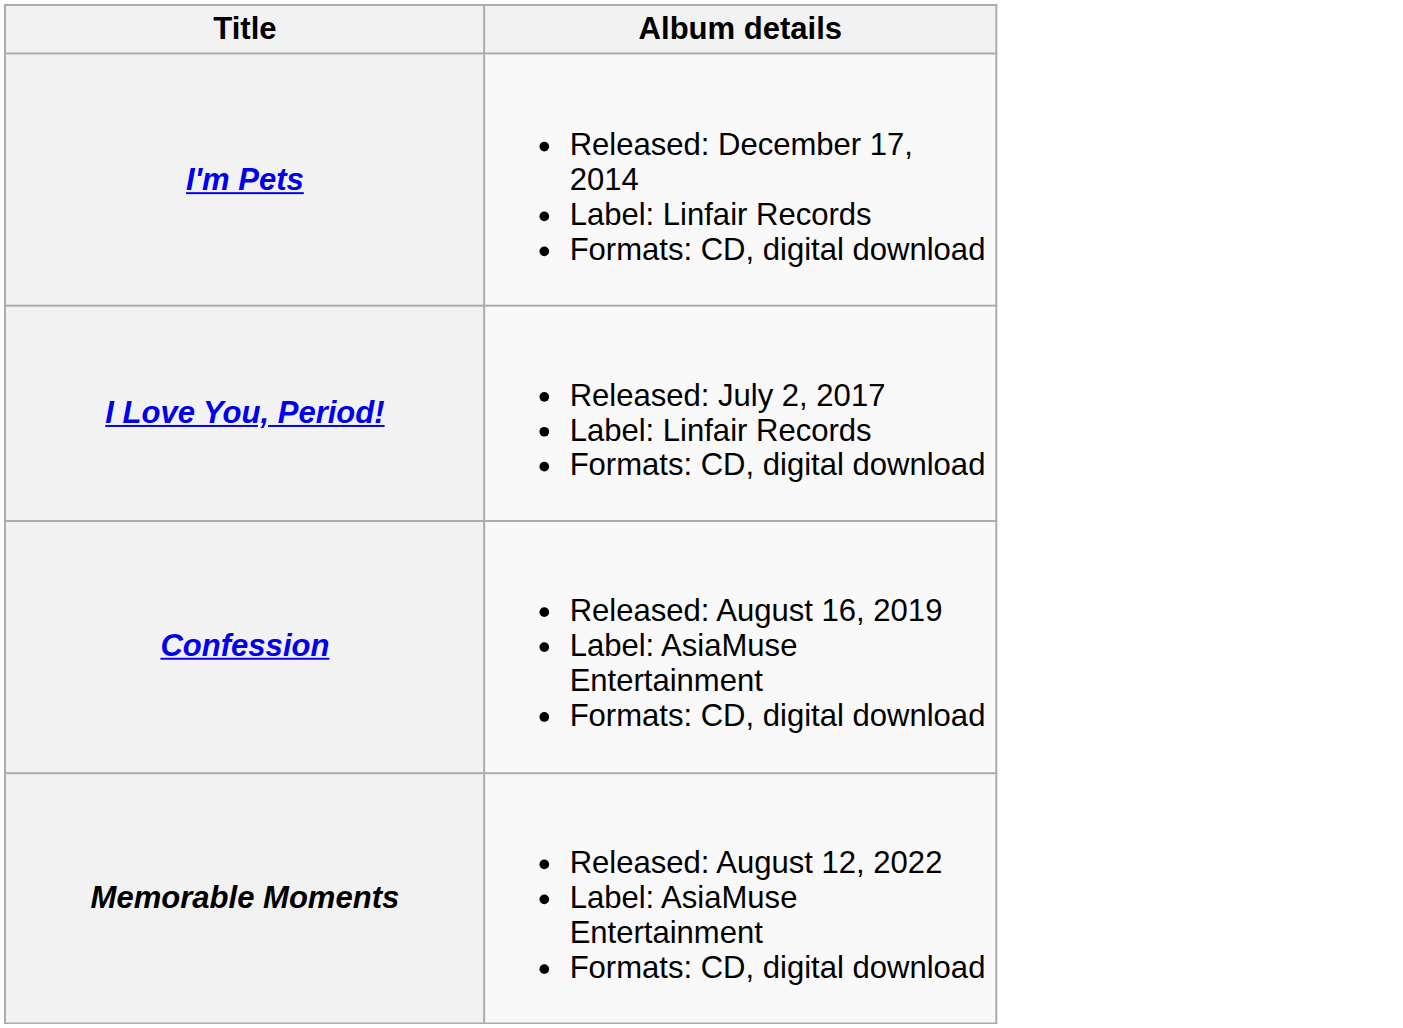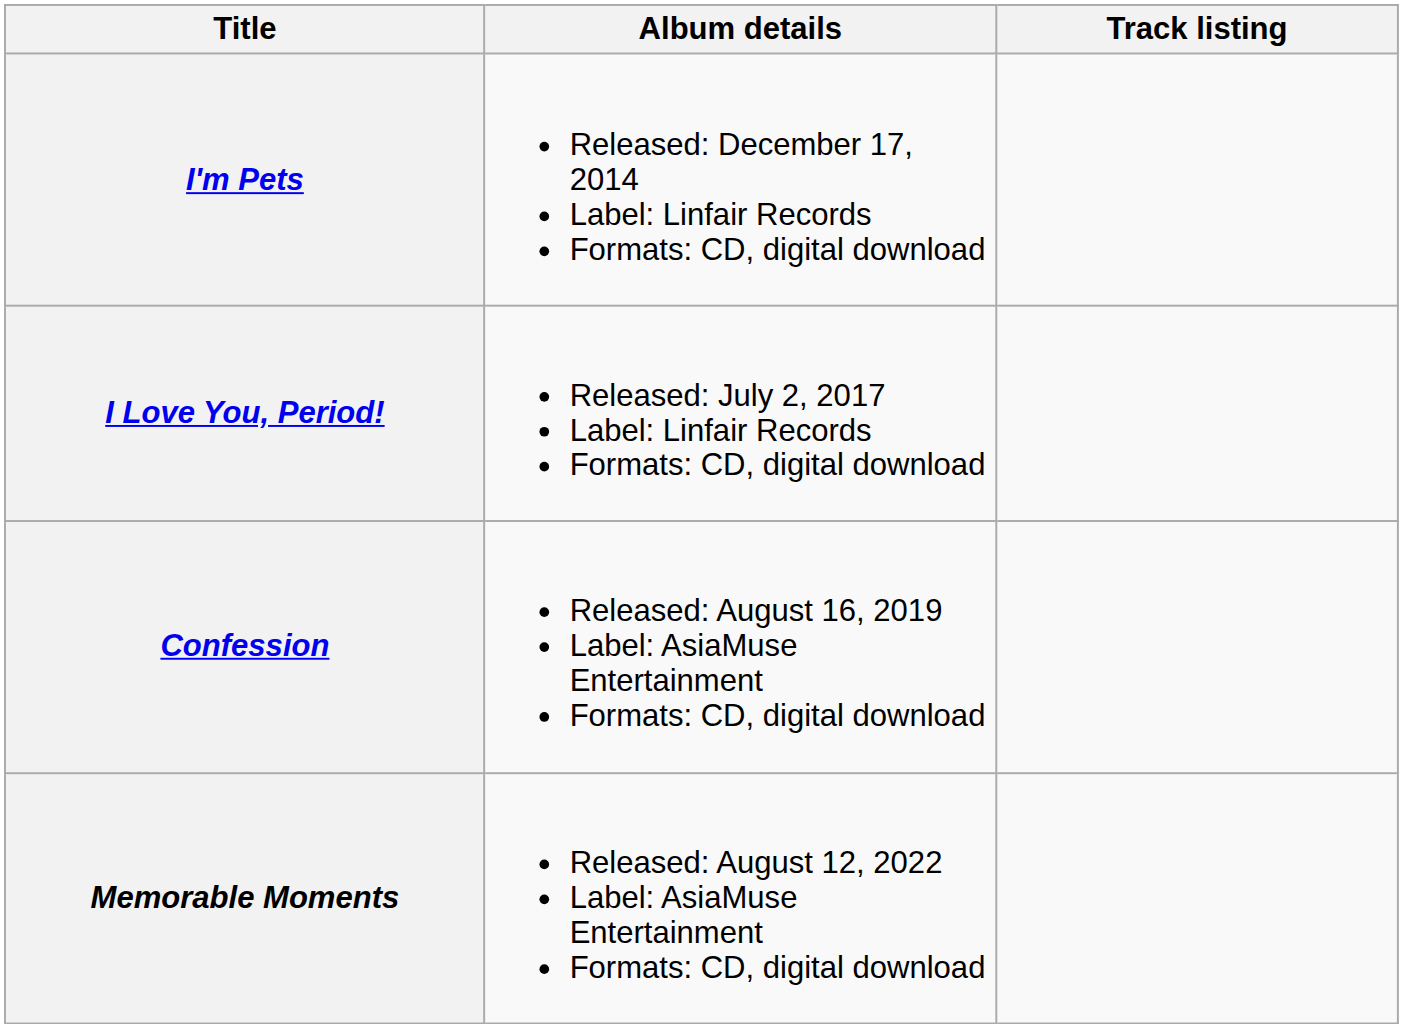+ column: (1197, 29)
